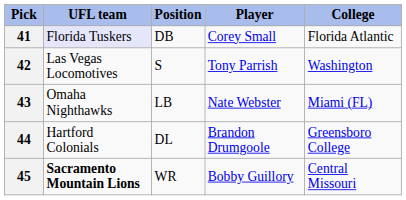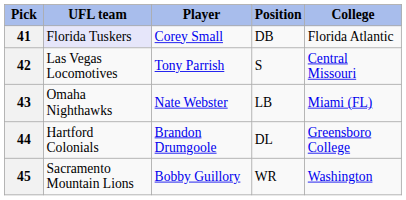columns swapped: (255, 15) <-> (178, 15)
(340, 66) Washington -> (332, 66) Central Missouri
(93, 176) bold -> (90, 176) normal
(332, 176) Central Missouri -> (340, 176) Washington
